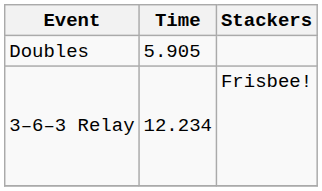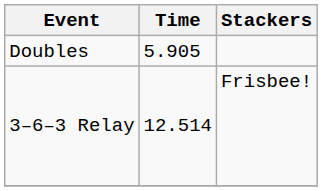(178, 126) 12.234 -> (178, 126) 12.514
